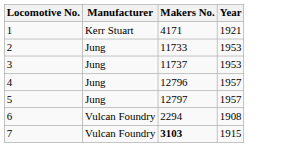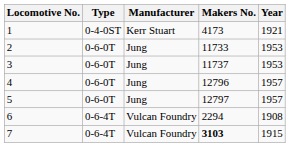+ column: (103, 13)
(171, 30) 4171 -> (213, 30) 4173
